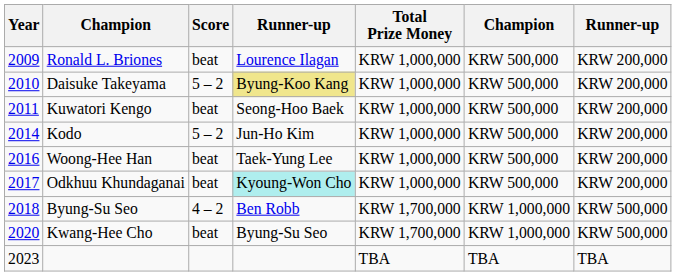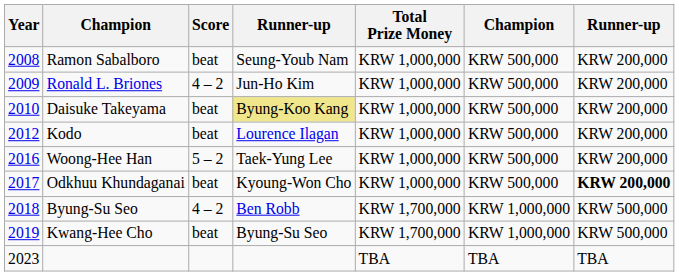+ row: (103, 59)
(205, 59) beat -> (208, 84) 4 – 2
(288, 59) Lourence Ilagan -> (275, 84) Jun-Ho Kim
(208, 84) 5 – 2 -> (205, 109) beat
- row: (99, 109)
(24, 134) 2014 -> (24, 134) 2012
(208, 134) 5 – 2 -> (205, 134) beat
(275, 134) Jun-Ho Kim -> (288, 134) Lourence Ilagan
(205, 158) beat -> (208, 158) 5 – 2
(294, 183) paleturquoise background -> (294, 183) no background
(622, 183) normal -> (624, 183) bold
(24, 233) 2020 -> (24, 233) 2019
